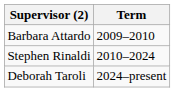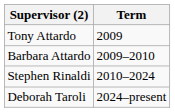+ row: (42, 35)
